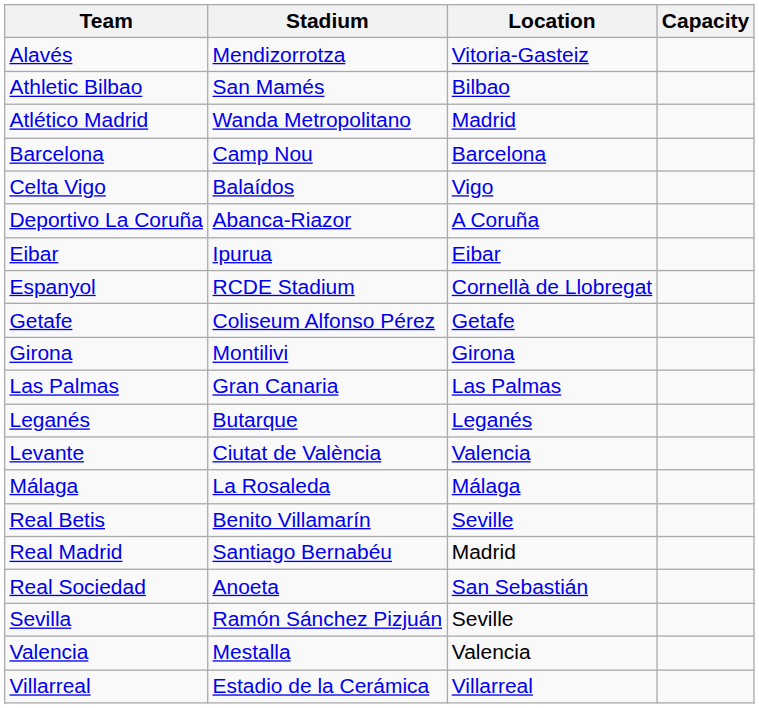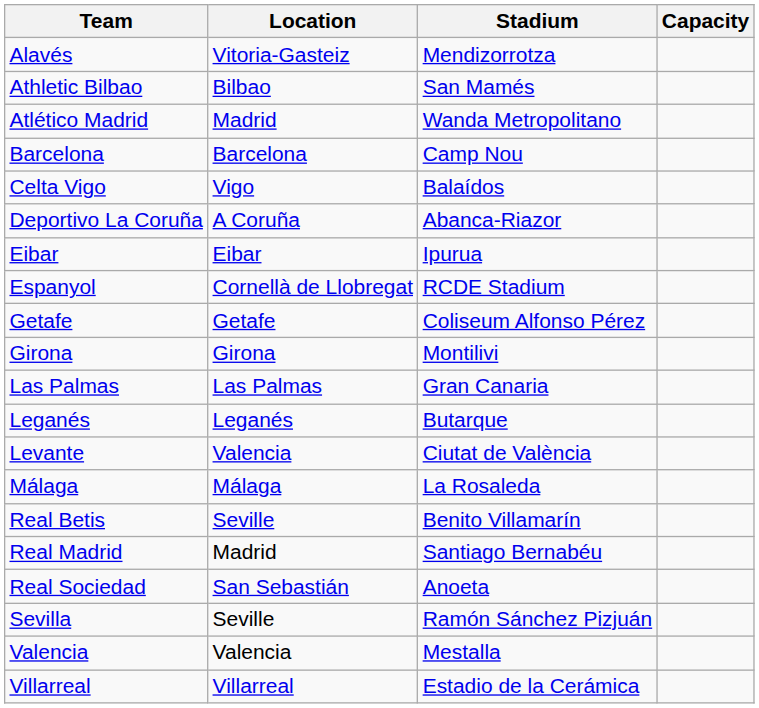columns swapped: (552, 21) <-> (327, 21)
